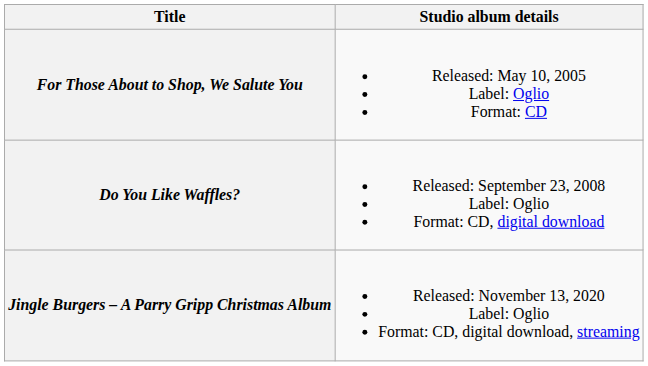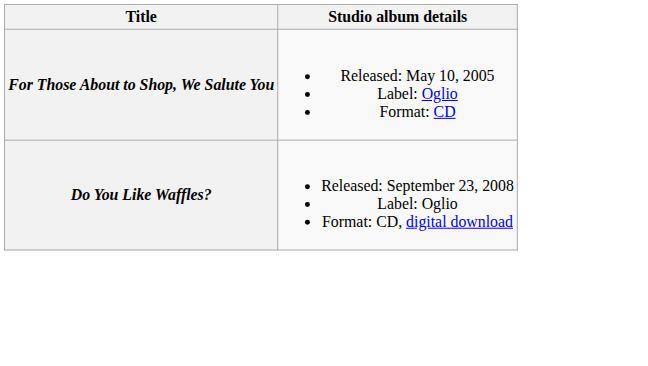- row: (170, 305)
